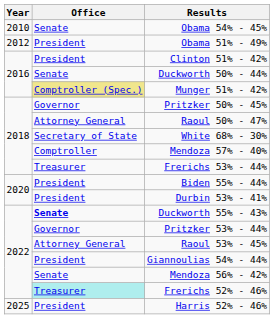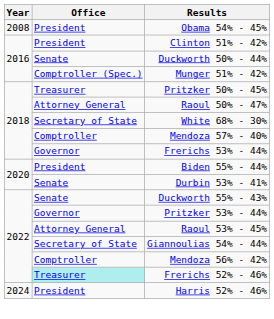(18, 28) 2010 -> (18, 28) 2008
(51, 28) Senate -> (60, 28) President
- row: (224, 43)
(88, 89) khaki background -> (88, 74) no background
(57, 105) Governor -> (60, 89) Treasurer
(60, 167) Treasurer -> (57, 151) Governor
(60, 198) President -> (51, 182) Senate
(51, 213) bold -> (51, 198) normal
(60, 260) President -> (85, 244) Secretary of State
(51, 275) Senate -> (65, 260) Comptroller
(18, 306) 2025 -> (18, 291) 2024
